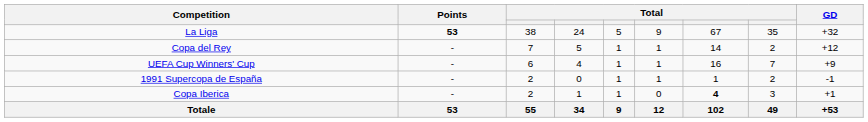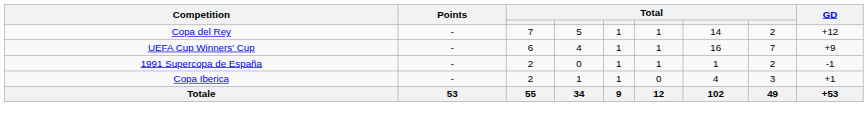- row: (201, 32)
(716, 94) bold -> (716, 79) normal
